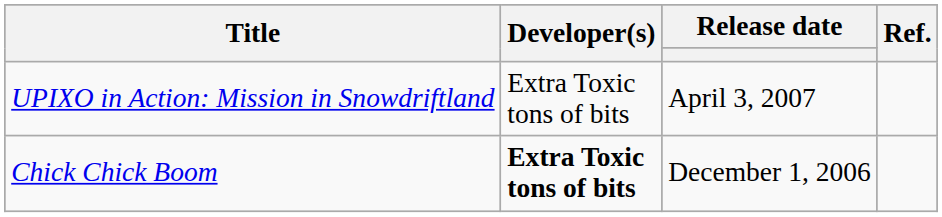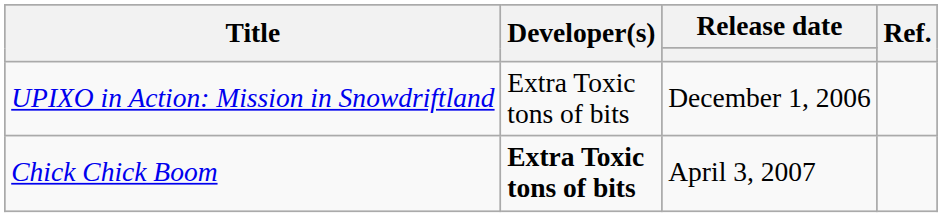(742, 98) April 3, 2007 -> (769, 98) December 1, 2006
(769, 172) December 1, 2006 -> (742, 172) April 3, 2007
